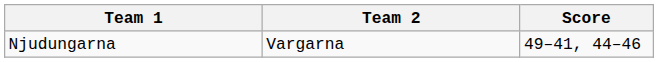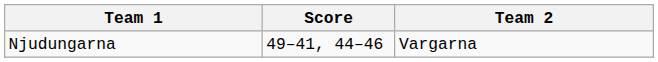columns swapped: (391, 18) <-> (586, 18)
